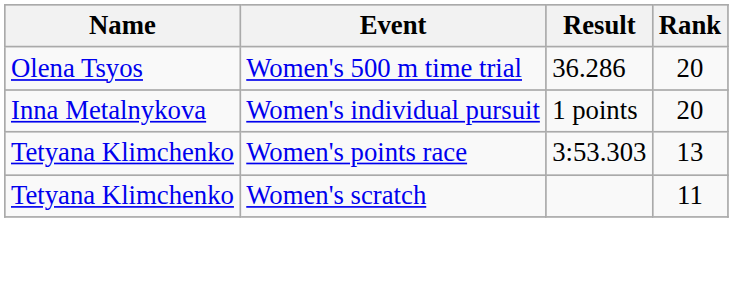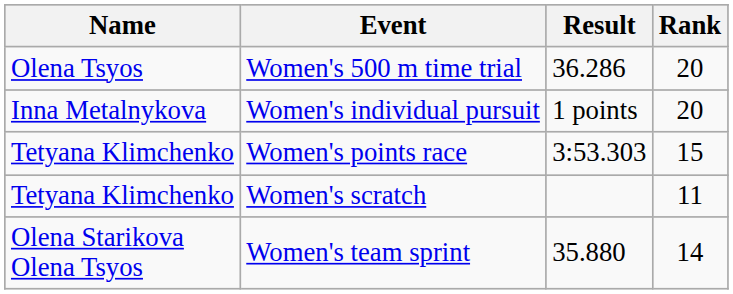(690, 152) 13 -> (690, 152) 15
+ row: (358, 252)
